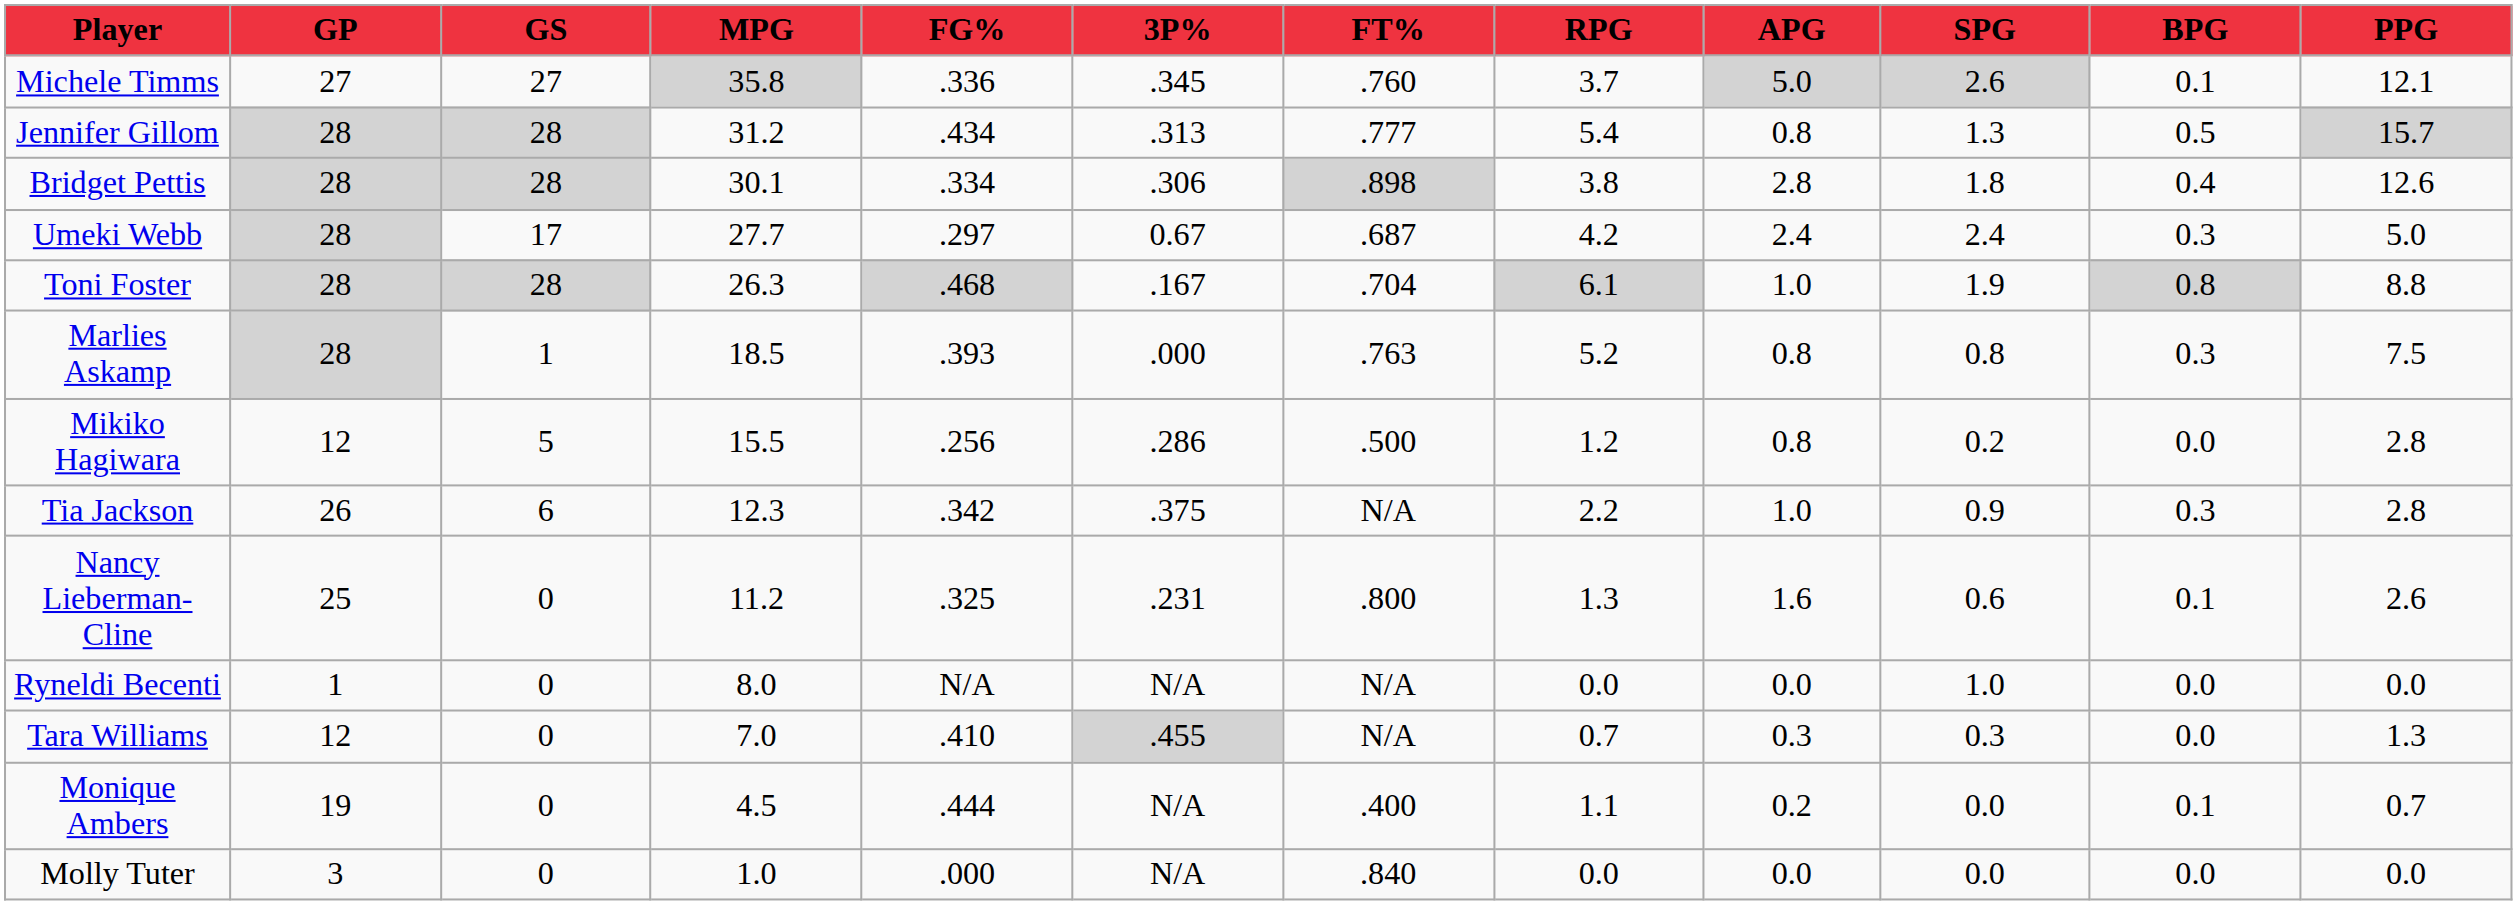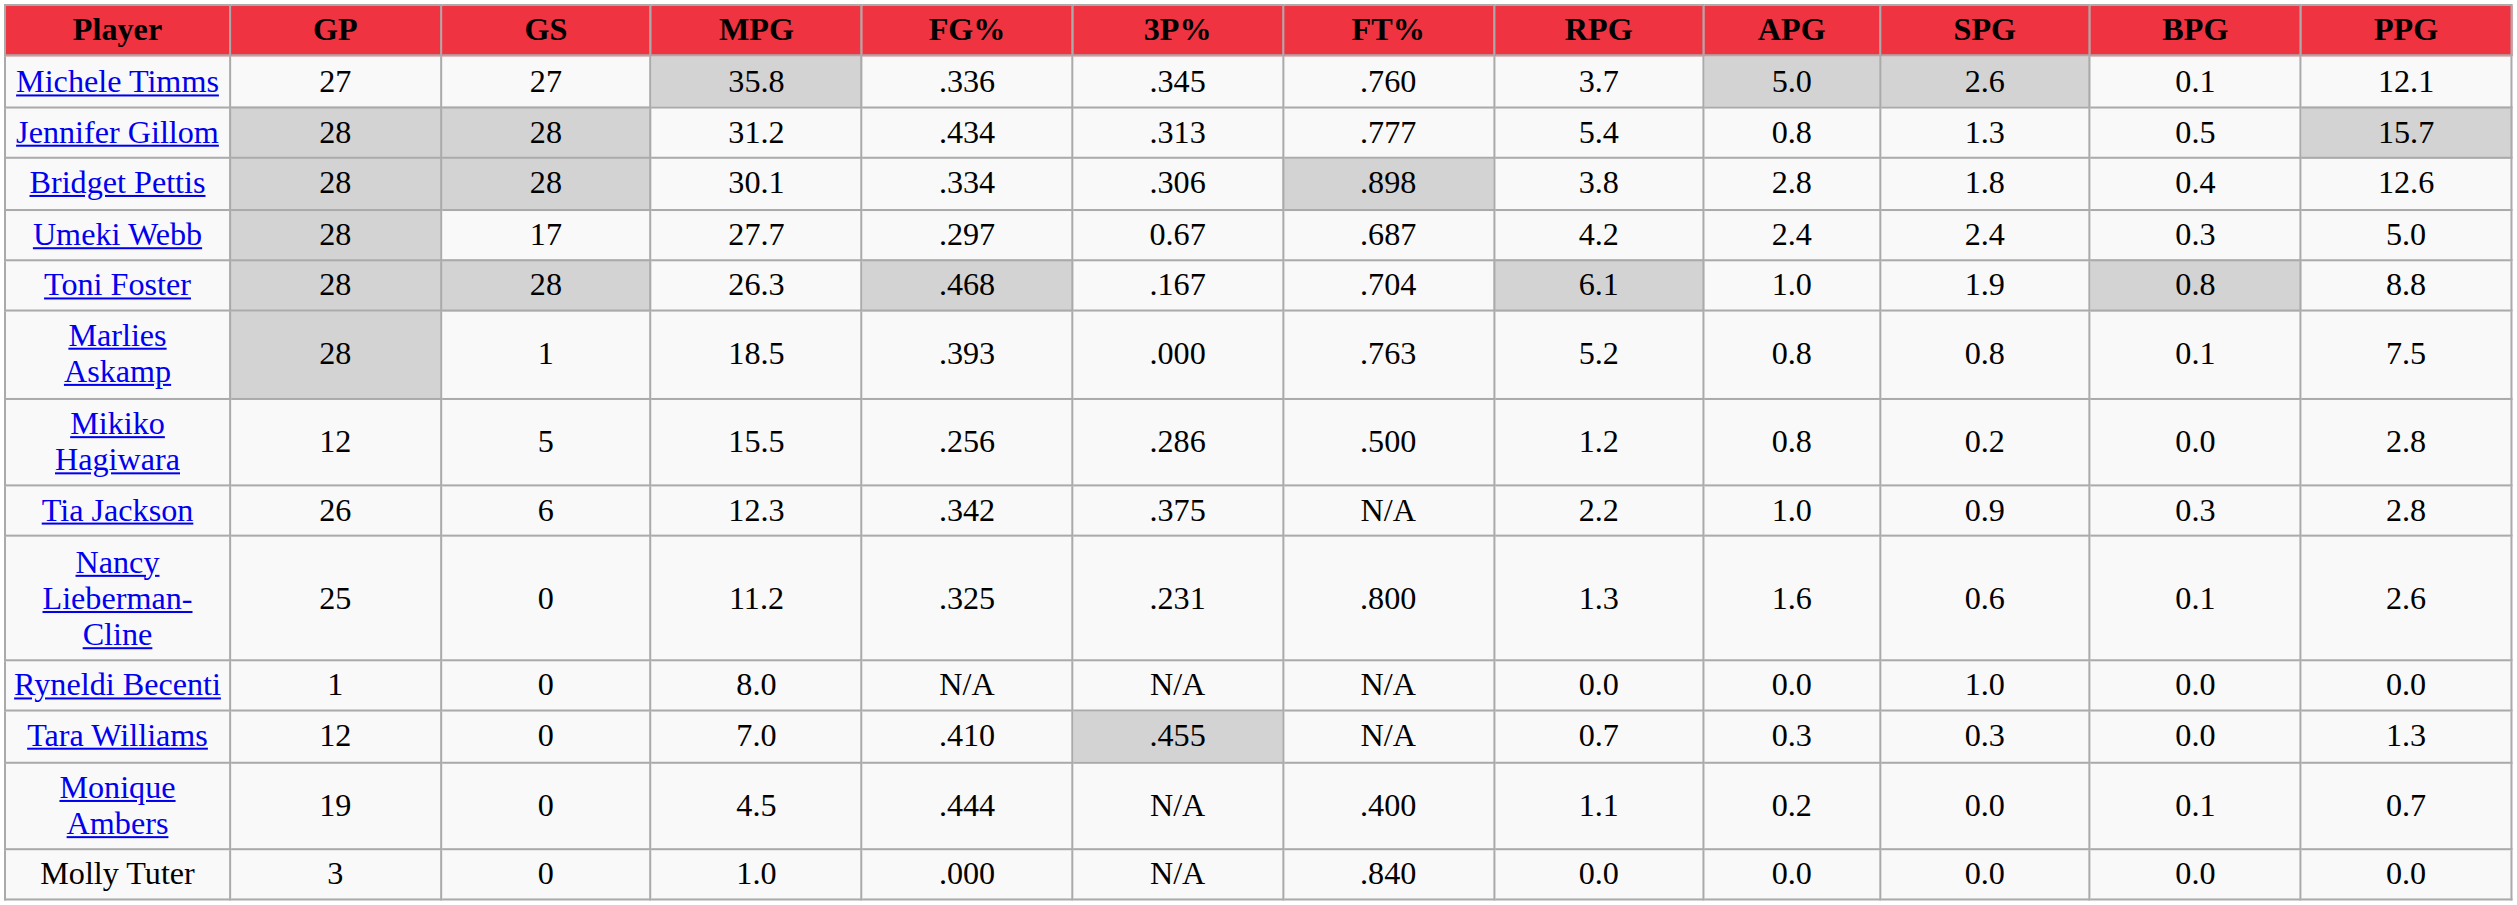(2195, 354) 0.3 -> (2195, 354) 0.1
